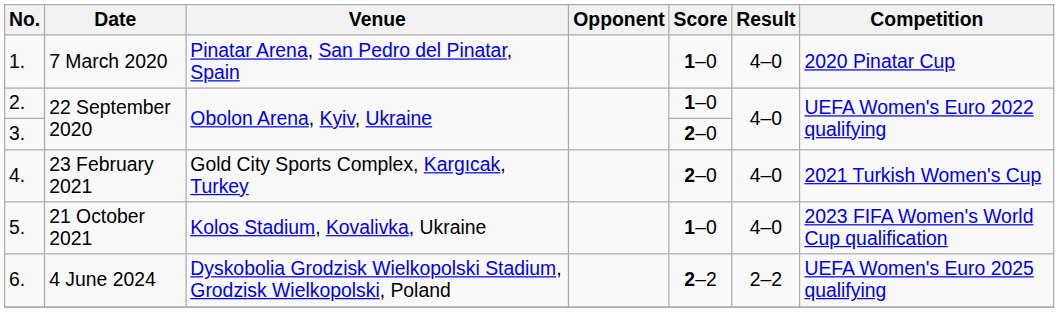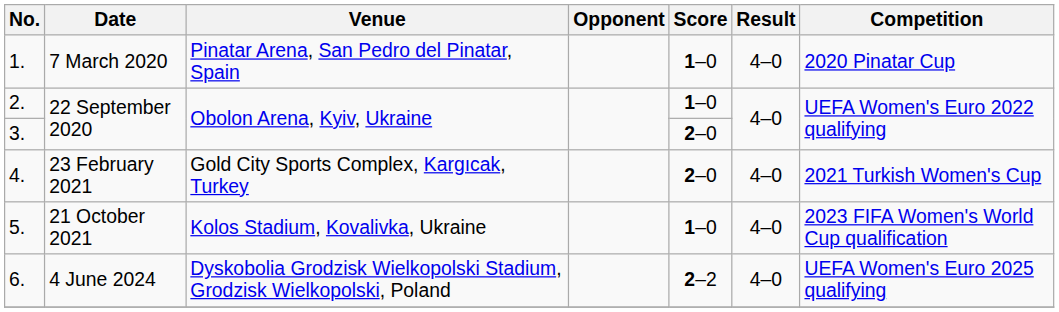(766, 280) 2–2 -> (766, 280) 4–0
